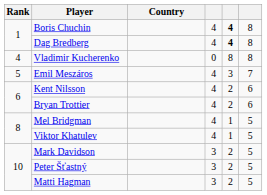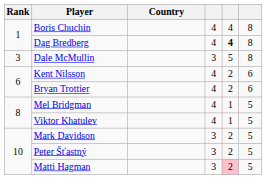(230, 27) bold -> (230, 27) normal
+ row: (64, 58)
- row: (77, 58)
- row: (63, 74)
(230, 182) no background -> (230, 167) pink background
